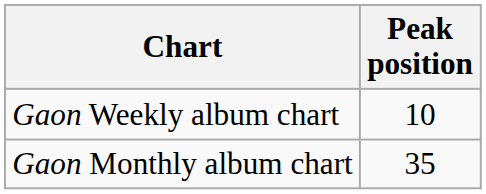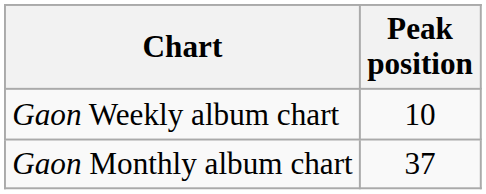(420, 163) 35 -> (420, 163) 37
